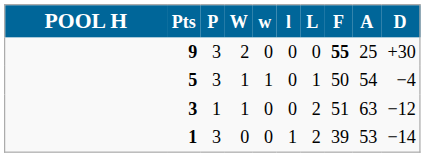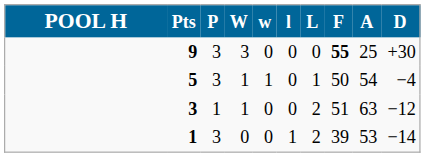(245, 51) 2 -> (245, 51) 3
